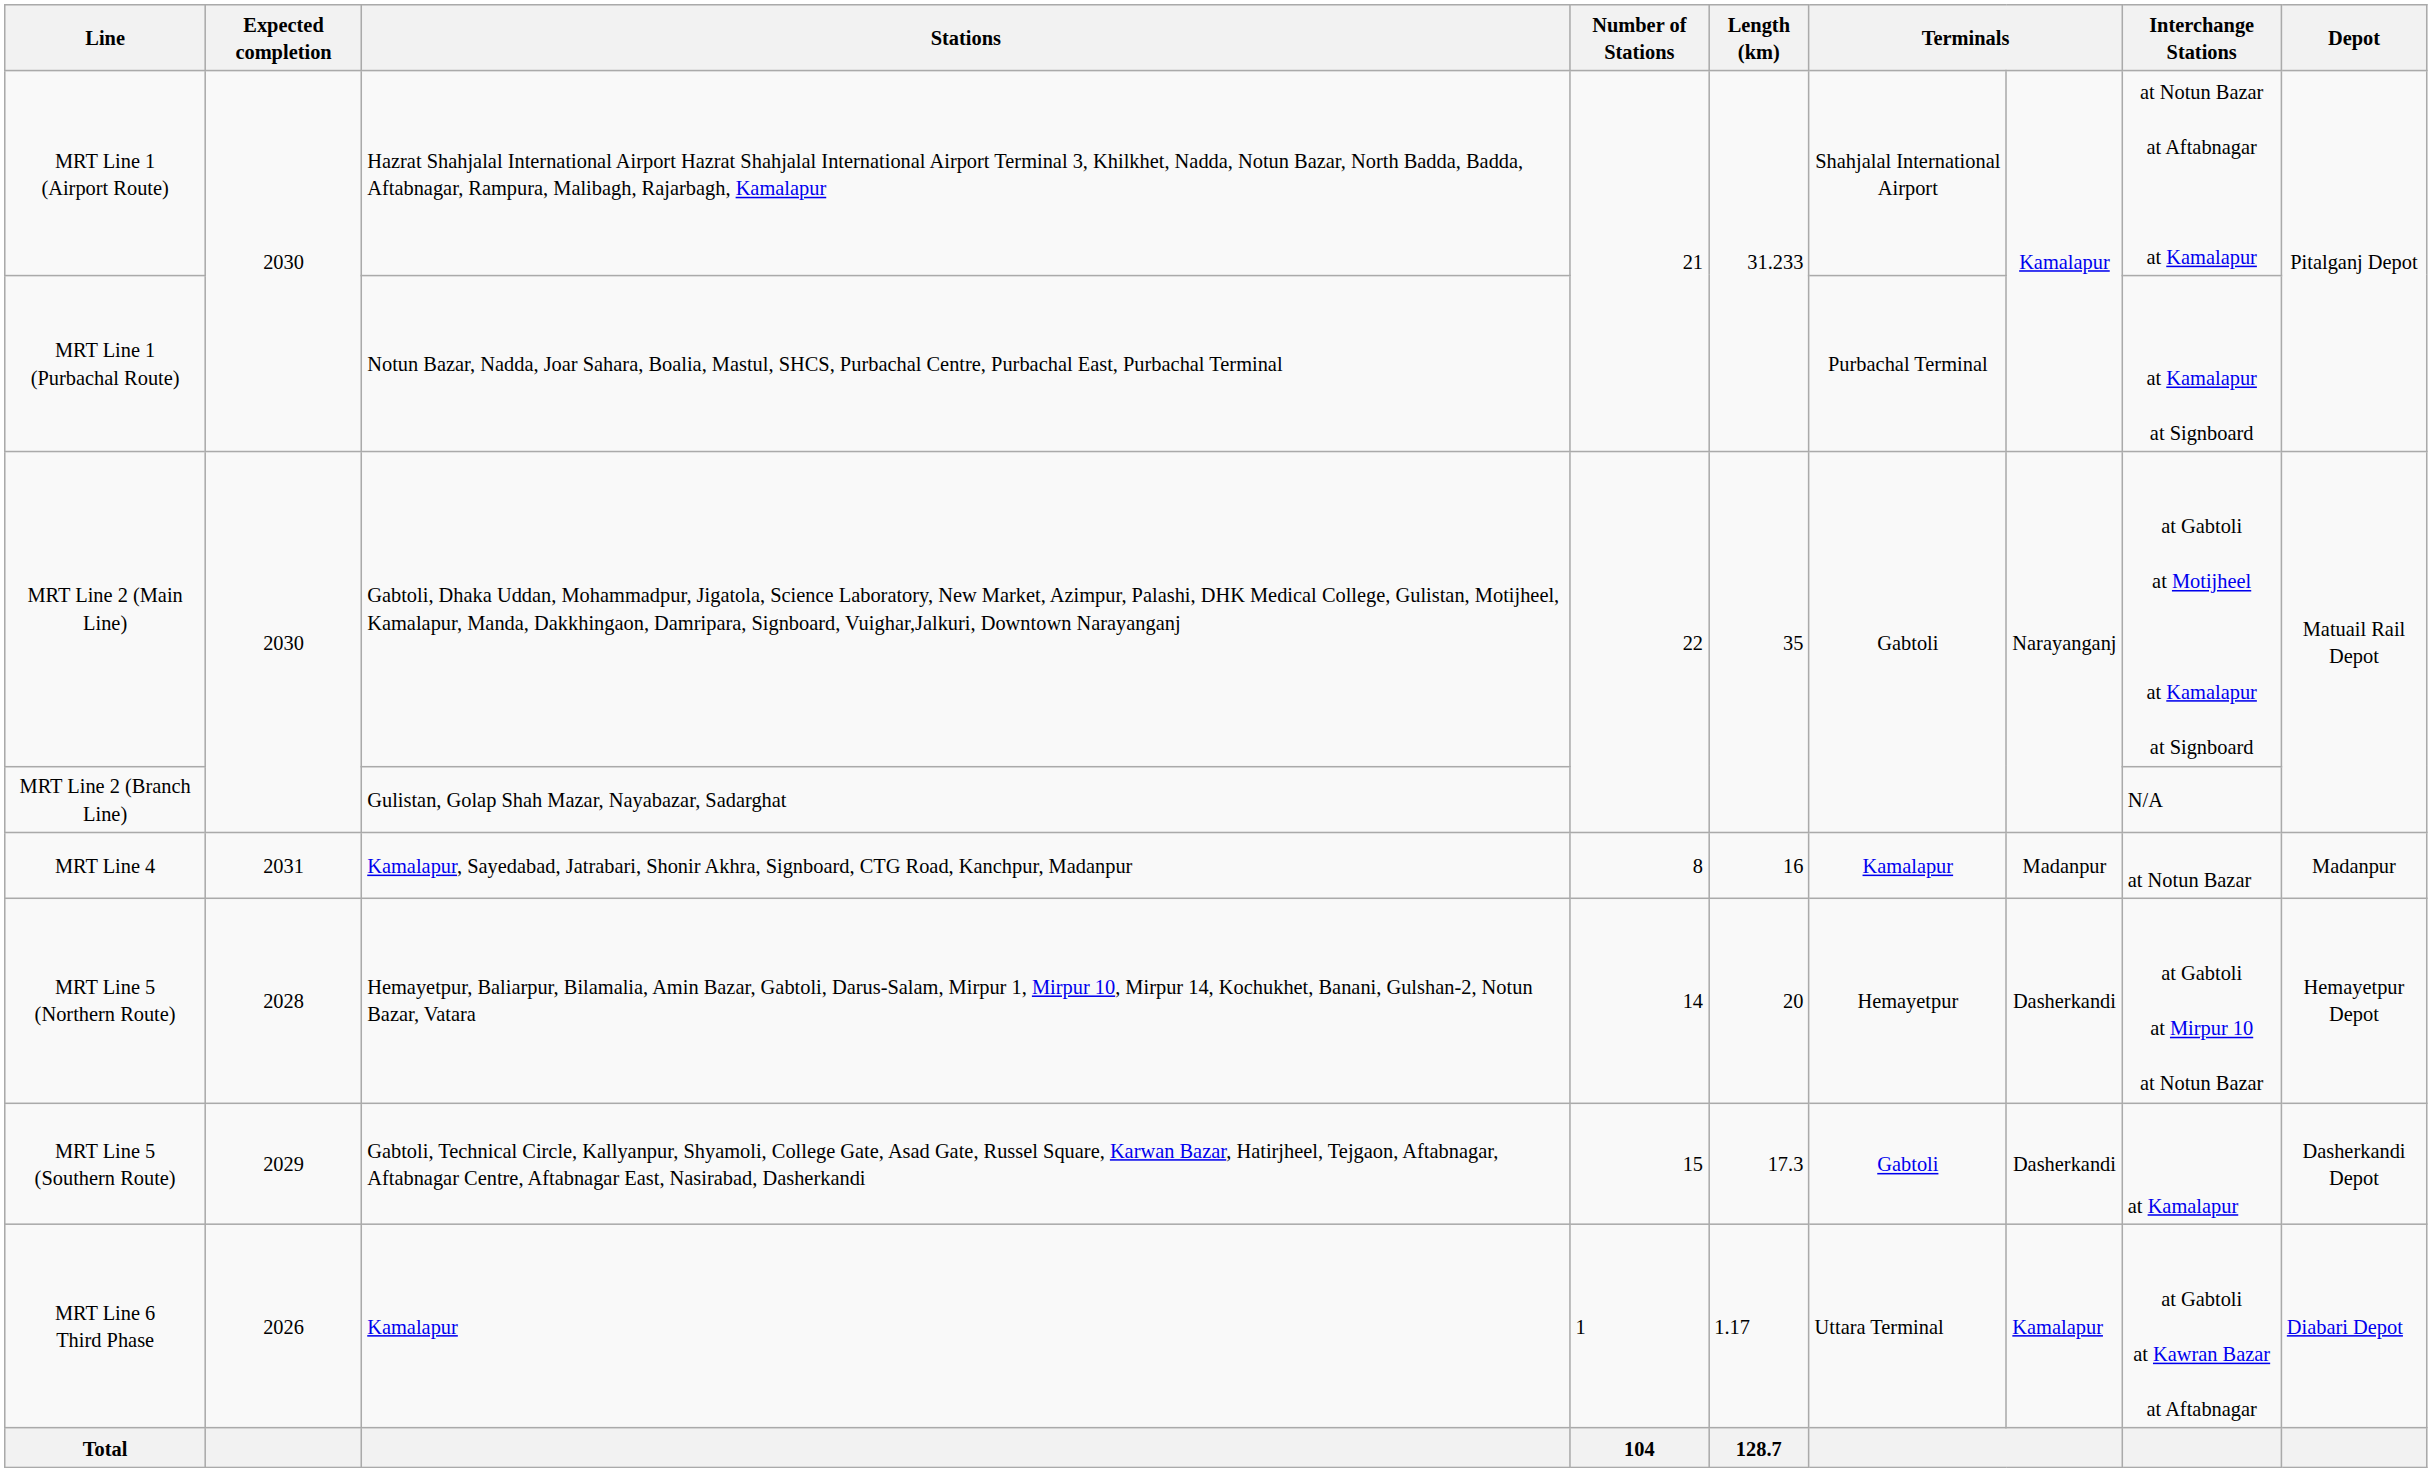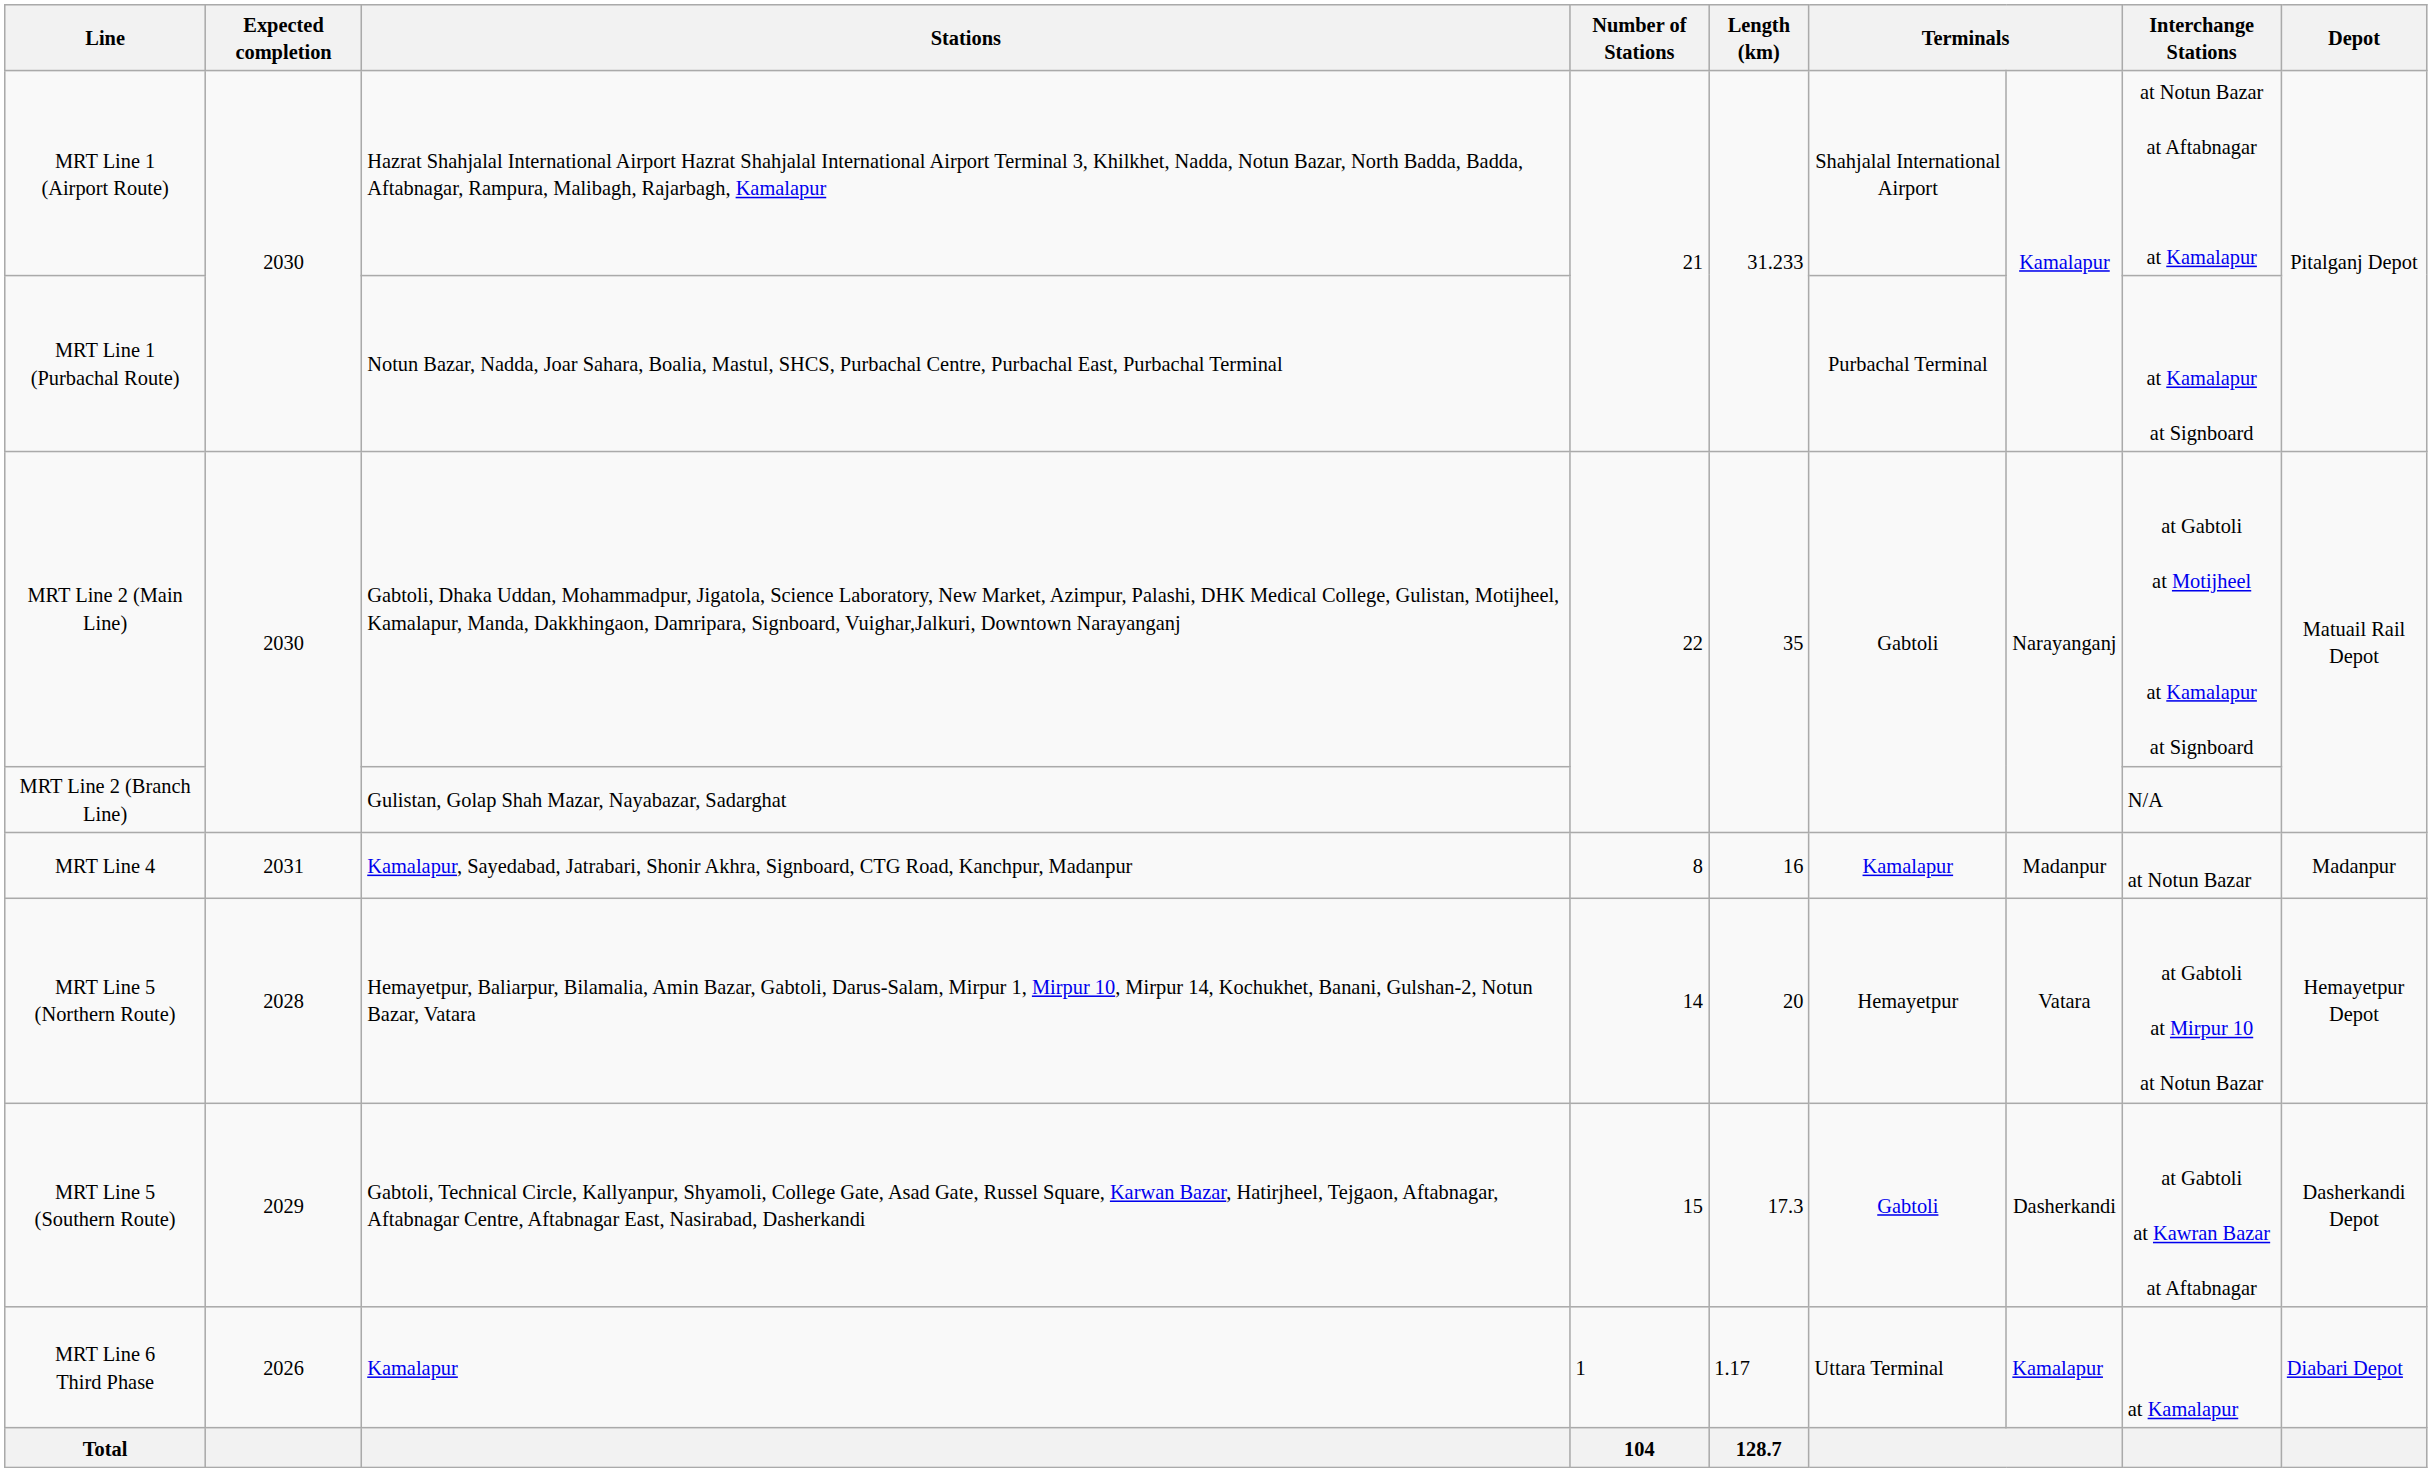(2064, 1001) Dasherkandi -> (2064, 1001) Vatara
(2183, 1206) at Kamalapur -> (2202, 1233) at Gabtoli at Kawran Bazar at Aftabnagar
(2202, 1355) at Gabtoli at Kawran Bazar at Aftabnagar -> (2183, 1410) at Kamalapur
